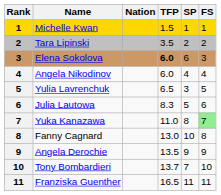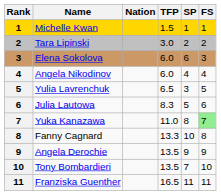(167, 43) 3.5 -> (167, 43) 3.0
(167, 58) bold -> (167, 58) normal
(169, 136) 13.0 -> (169, 136) 13.3
(169, 167) 13.7 -> (169, 167) 13.5
